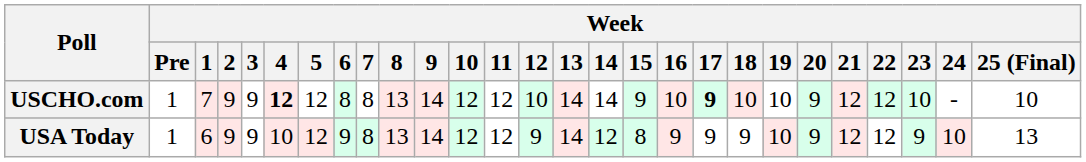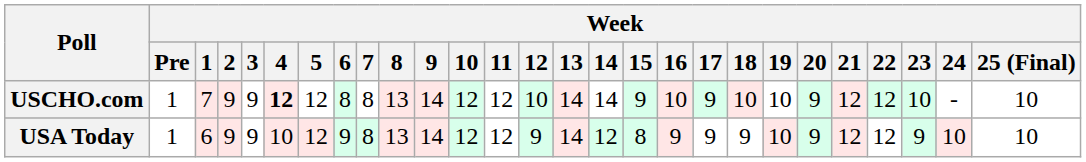(710, 99) bold -> (710, 99) normal
(1026, 136) 13 -> (1026, 136) 10
